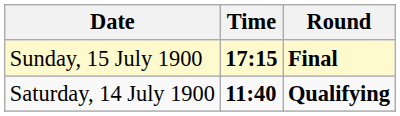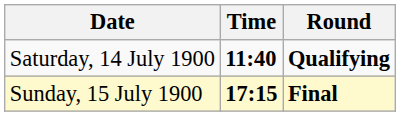rows swapped: (112, 93) <-> (106, 57)
